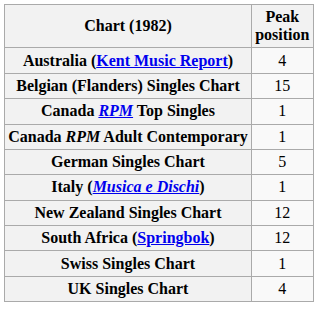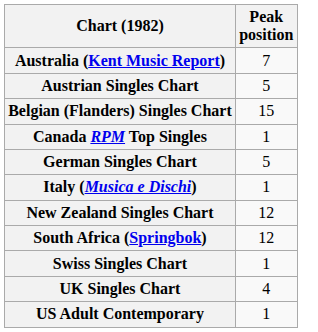(282, 60) 4 -> (266, 60) 7
+ row: (120, 85)
- row: (128, 136)
+ row: (120, 314)
